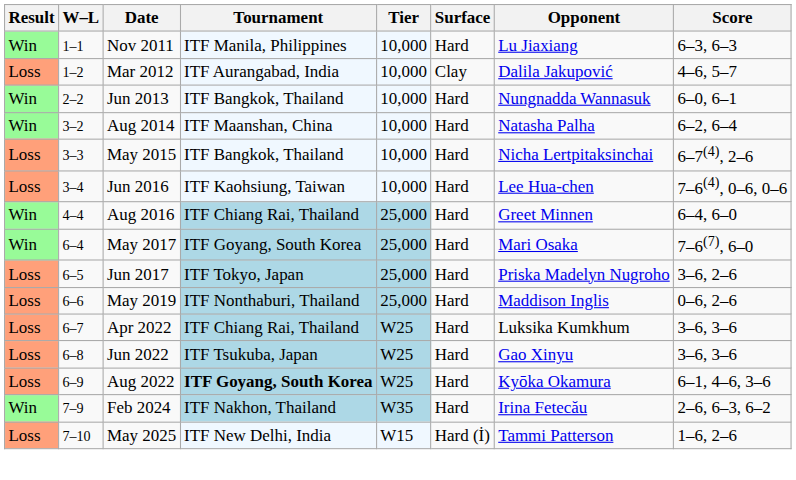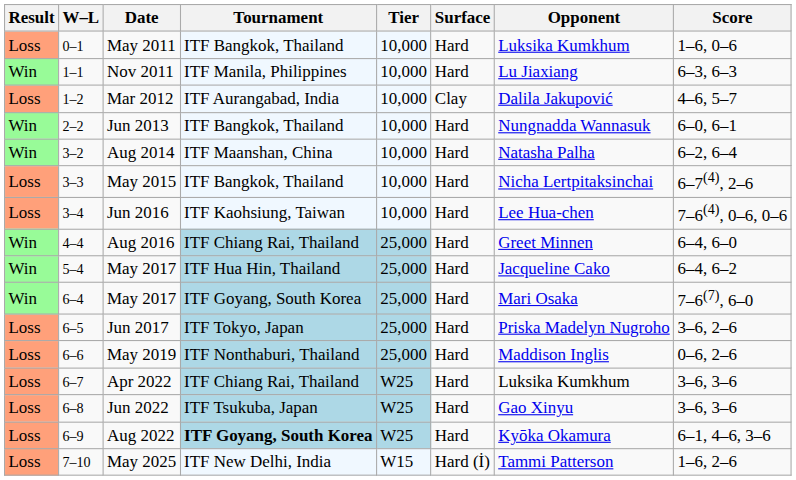+ row: (73, 45)
+ row: (73, 270)
- row: (73, 409)
